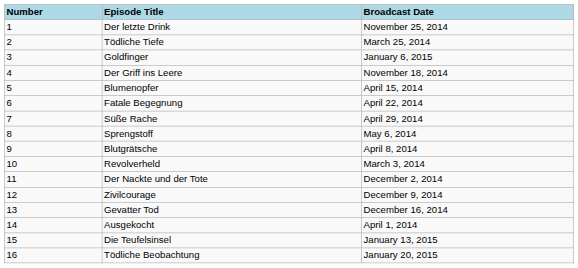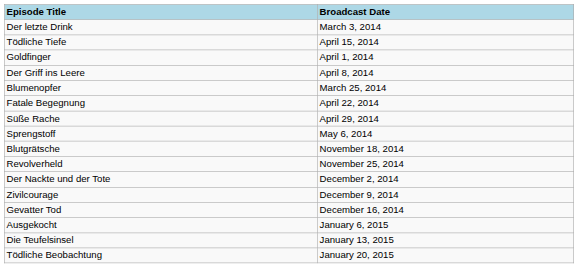- column: (25, 12)
(406, 27) November 25, 2014 -> (350, 27) March 3, 2014
(397, 42) March 25, 2014 -> (349, 42) April 15, 2014
(398, 57) January 6, 2015 -> (347, 57) April 1, 2014
(406, 73) November 18, 2014 -> (347, 73) April 8, 2014
(393, 88) April 15, 2014 -> (353, 88) March 25, 2014
(390, 149) April 8, 2014 -> (362, 149) November 18, 2014
(394, 164) March 3, 2014 -> (362, 164) November 25, 2014
(390, 225) April 1, 2014 -> (354, 225) January 6, 2015
